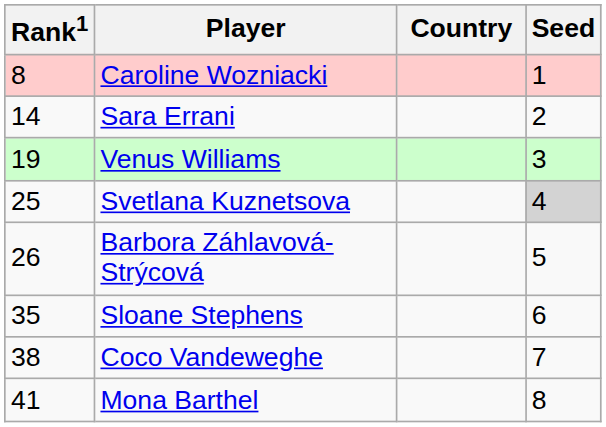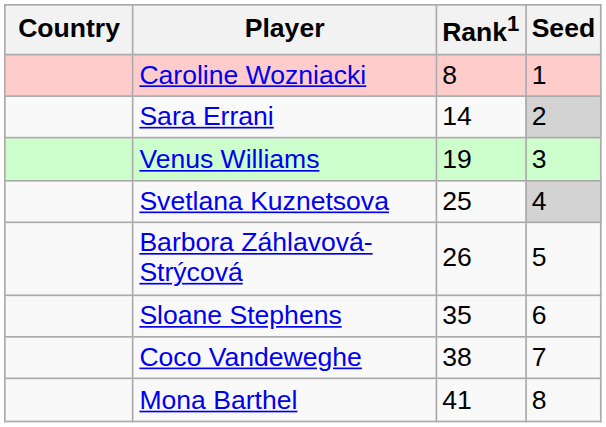columns swapped: (461, 29) <-> (50, 29)
(539, 116) no background -> (539, 116) lightgrey background
